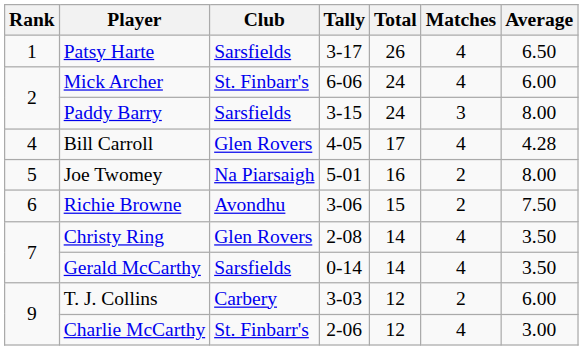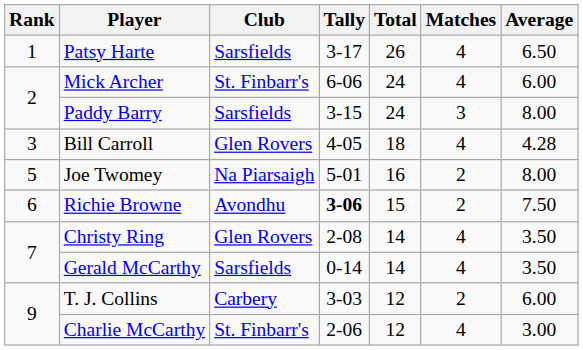(32, 143) 4 -> (32, 143) 3
(395, 143) 17 -> (395, 143) 18
(344, 205) normal -> (344, 205) bold
